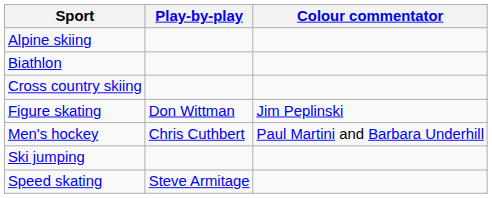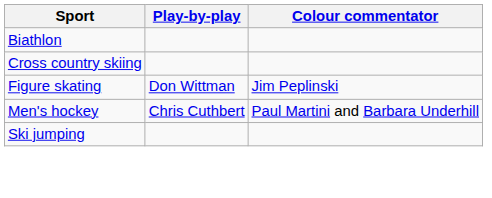- row: (50, 39)
- row: (55, 181)
